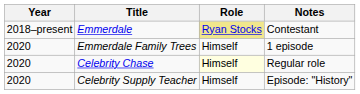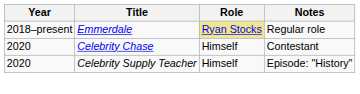(293, 30) Contestant -> (296, 30) Regular role
- row: (137, 47)
(219, 64) lightyellow background -> (219, 47) no background
(296, 64) Regular role -> (293, 47) Contestant
